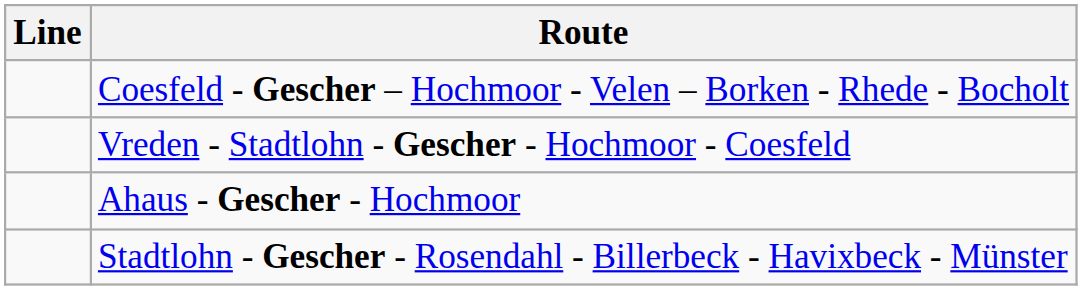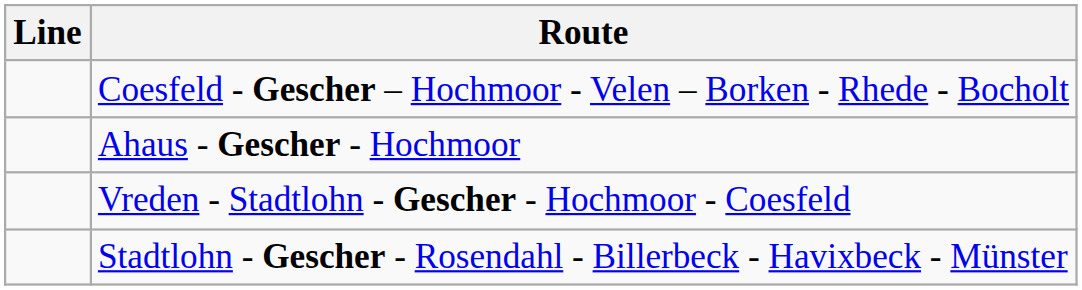rows swapped: (474, 144) <-> (309, 199)
